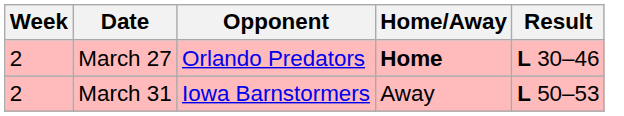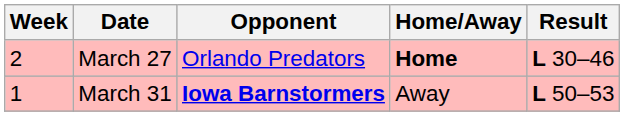(16, 93) 2 -> (16, 93) 1
(276, 93) normal -> (283, 93) bold
